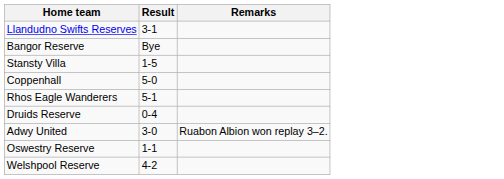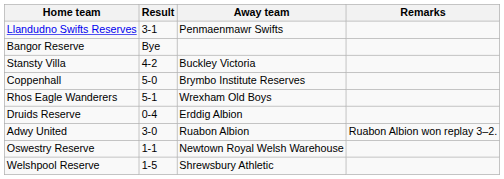+ column: (262, 13)
(149, 64) 1-5 -> (149, 64) 4-2
(149, 166) 4-2 -> (149, 166) 1-5
